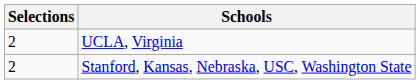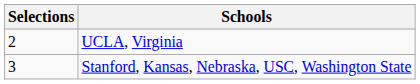(12, 66) 2 -> (12, 66) 3
